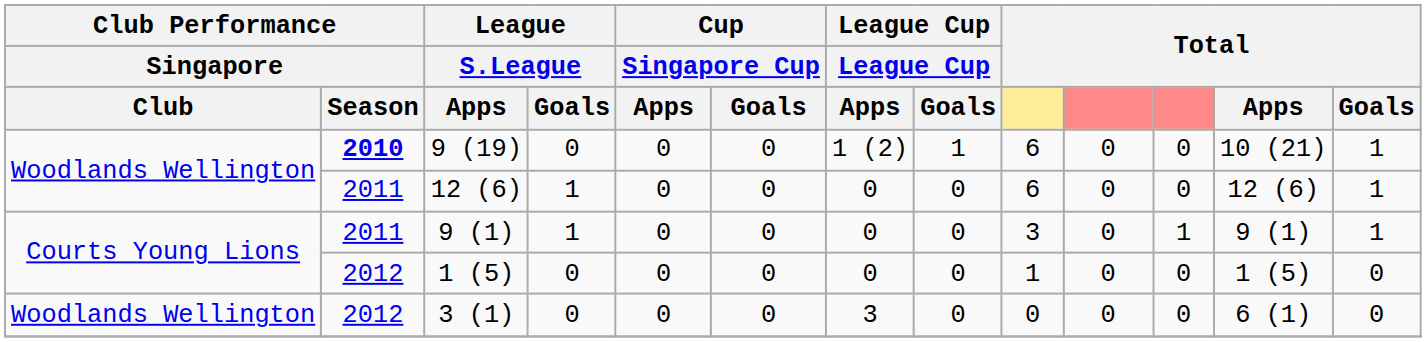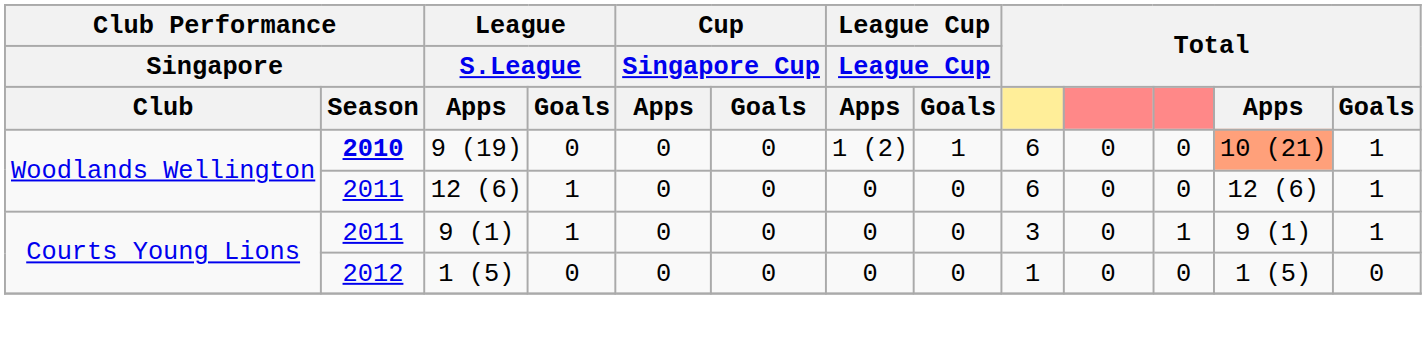(1273, 150) no background -> (1273, 150) lightsalmon background
- row: (476, 315)
